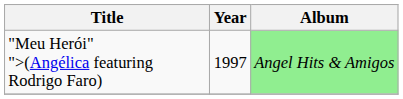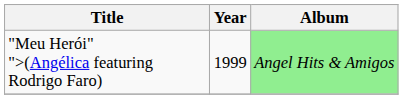(230, 62) 1997 -> (230, 62) 1999
